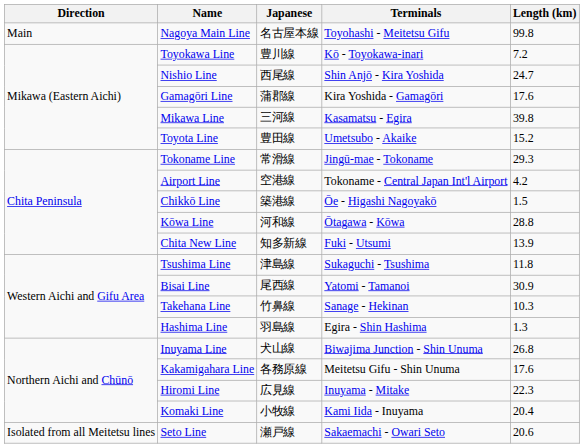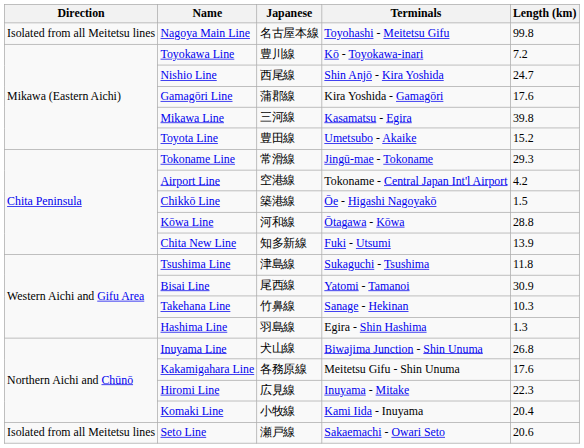(20, 33) Main -> (81, 33) Isolated from all Meitetsu lines
